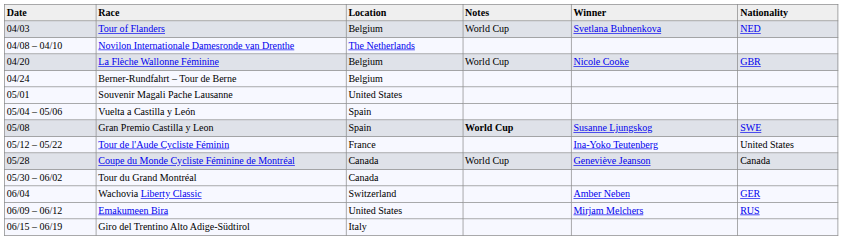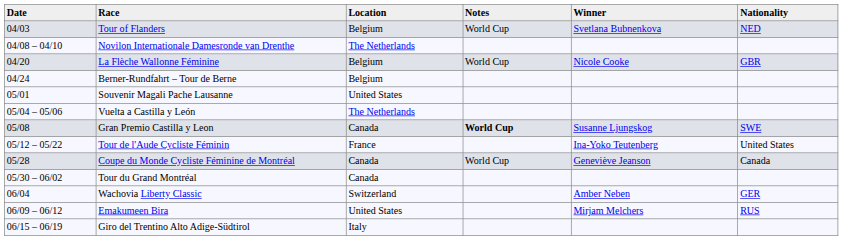(360, 111) Spain -> (382, 111) The Netherlands
(360, 128) Spain -> (363, 128) Canada
